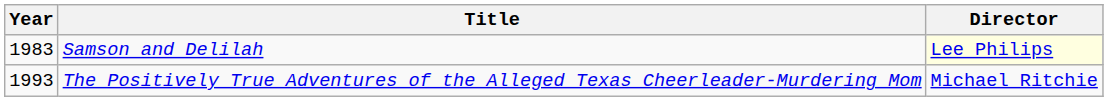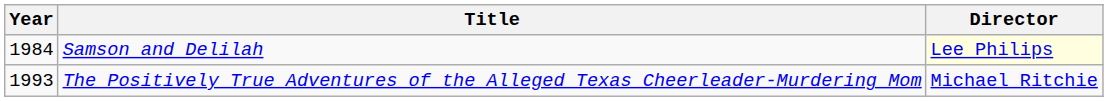(31, 50) 1983 -> (31, 50) 1984
